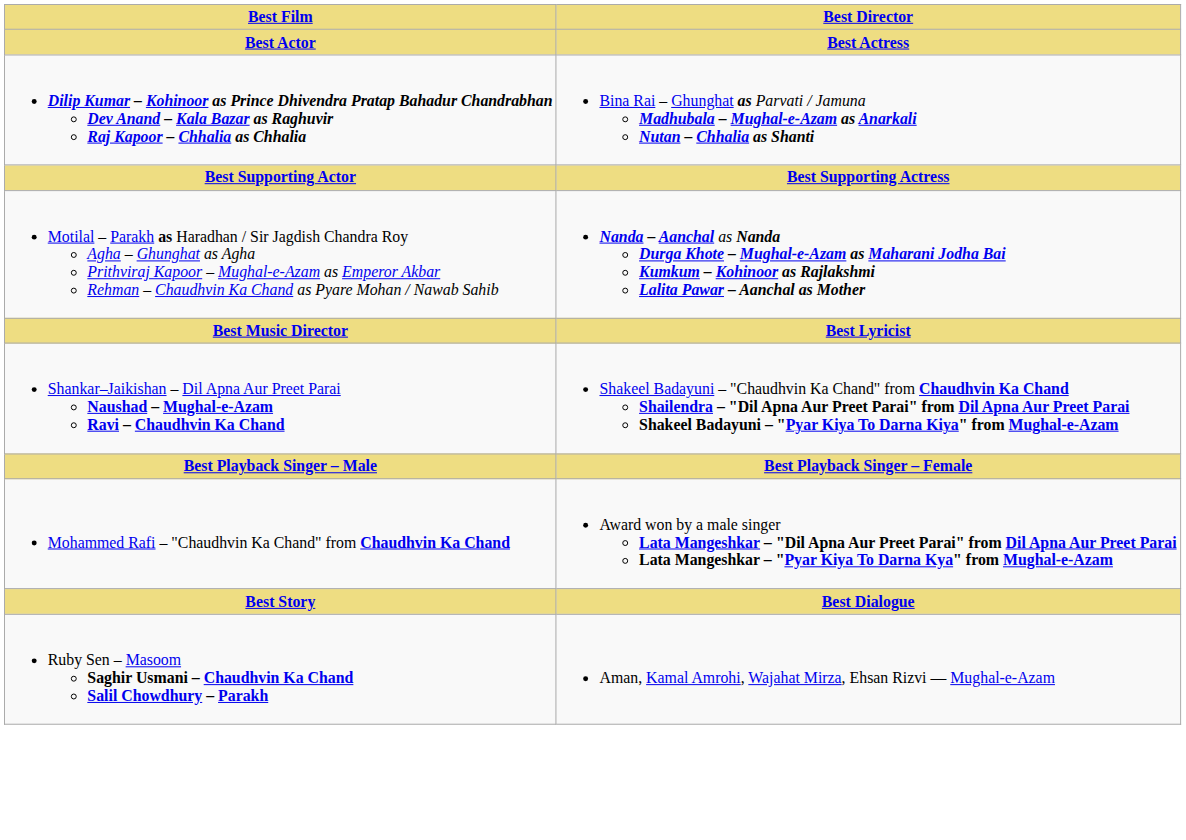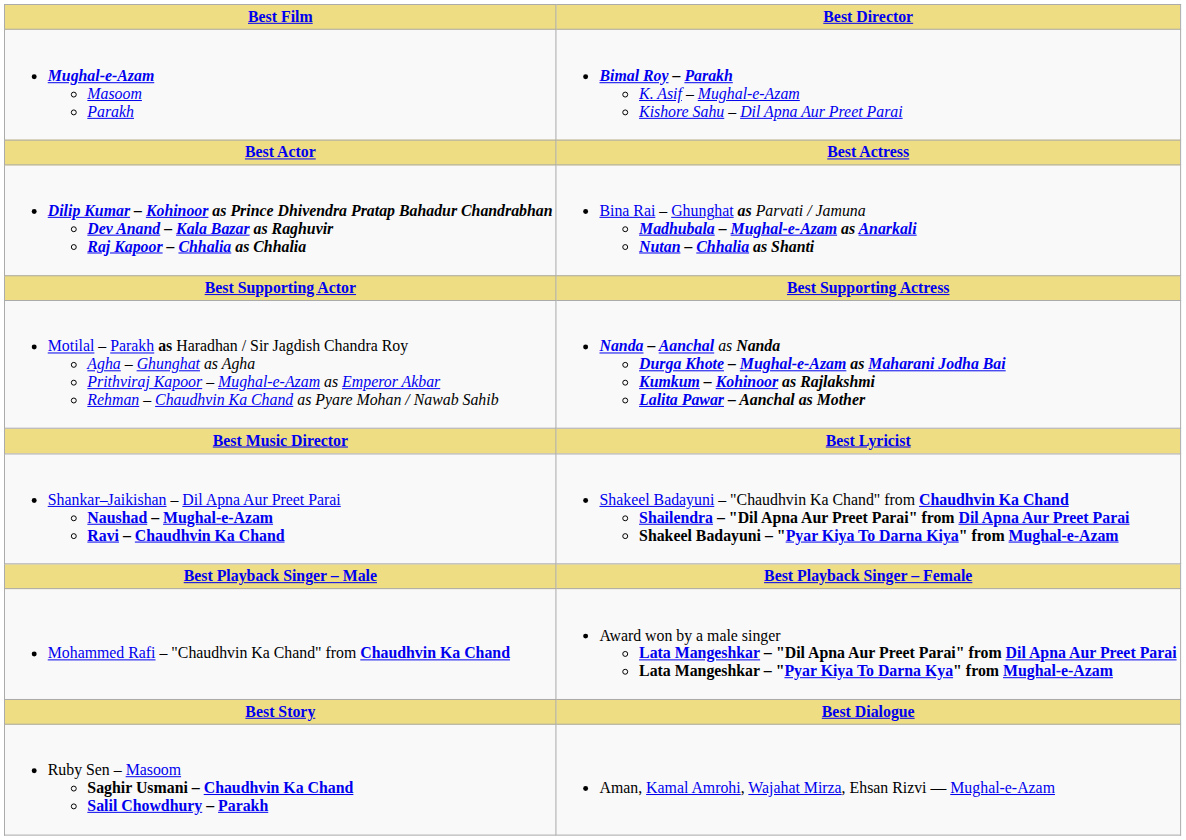+ row: (280, 94)
